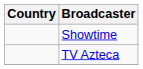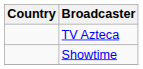rows swapped: (90, 54) <-> (89, 34)
